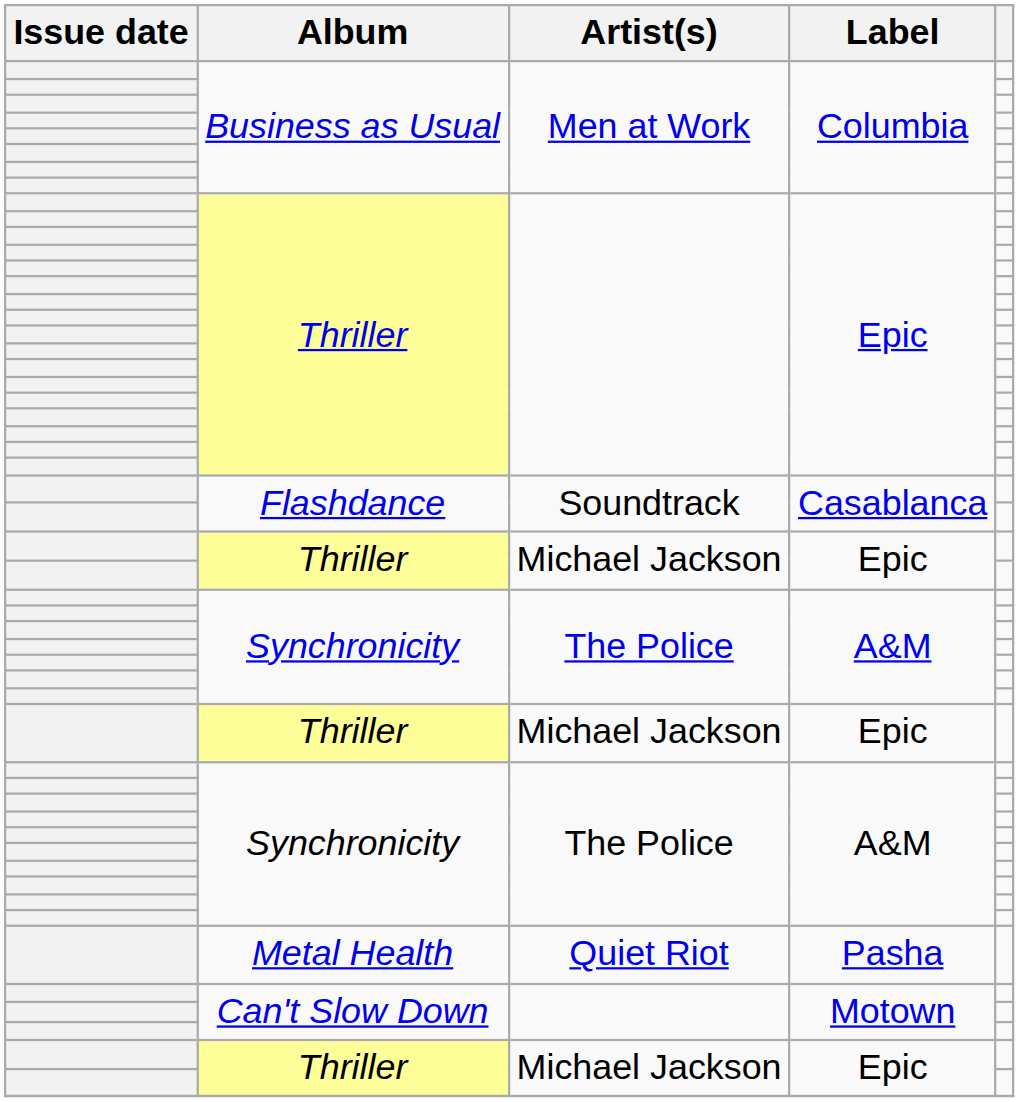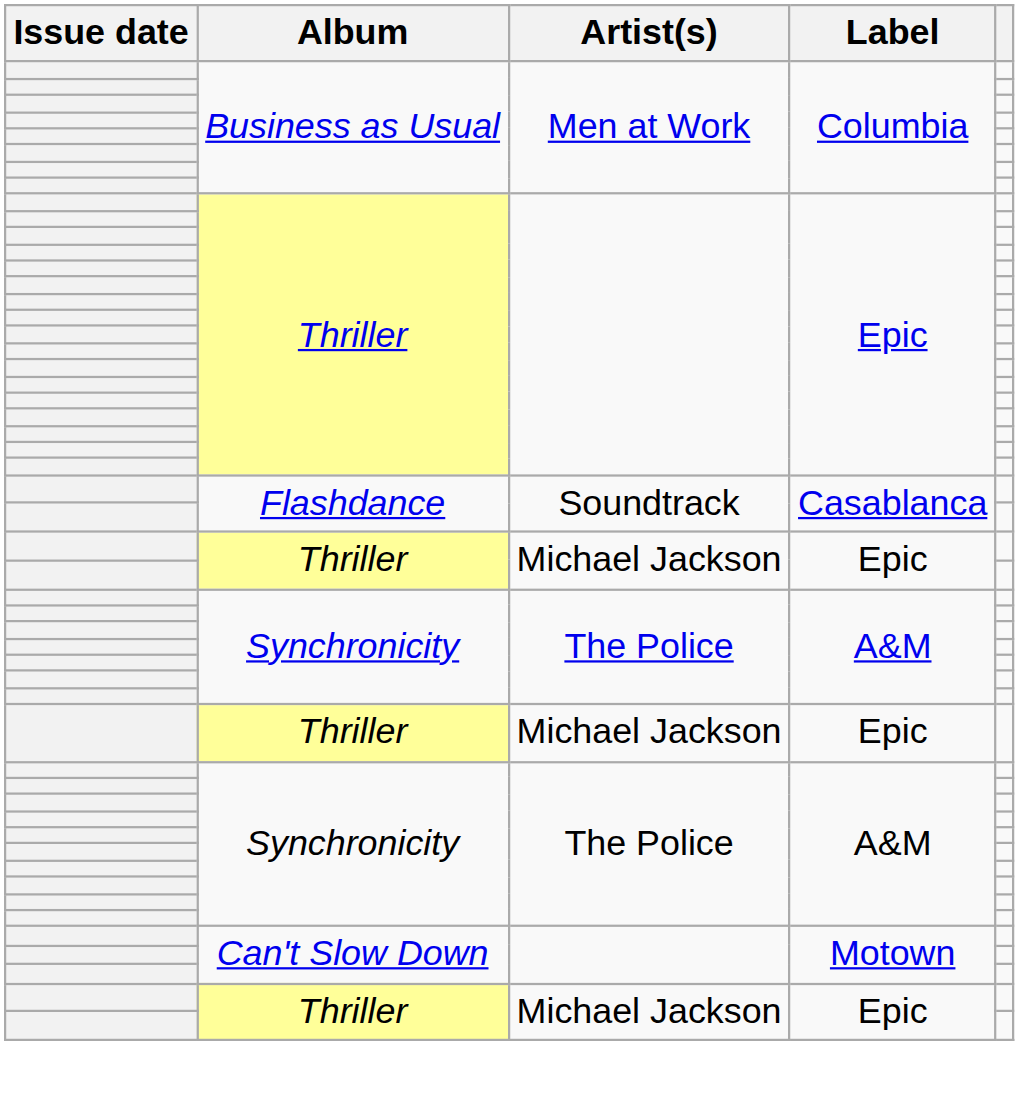- row: (353, 954)
